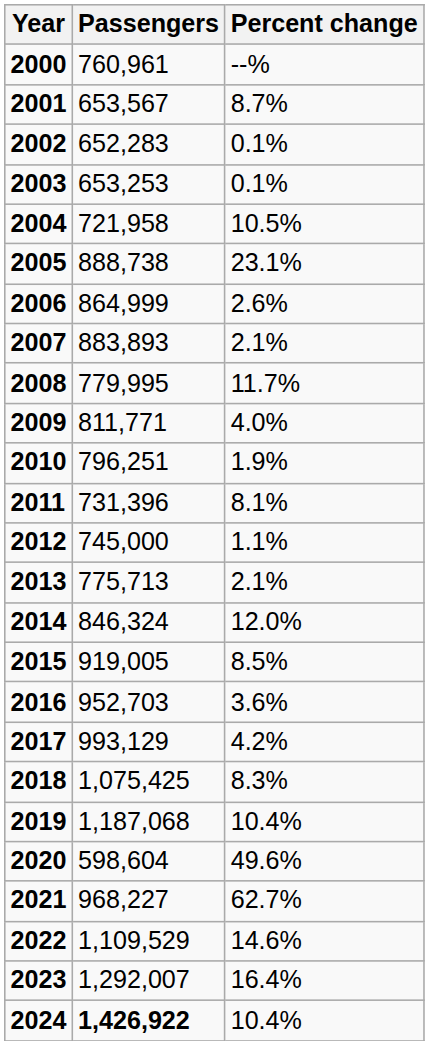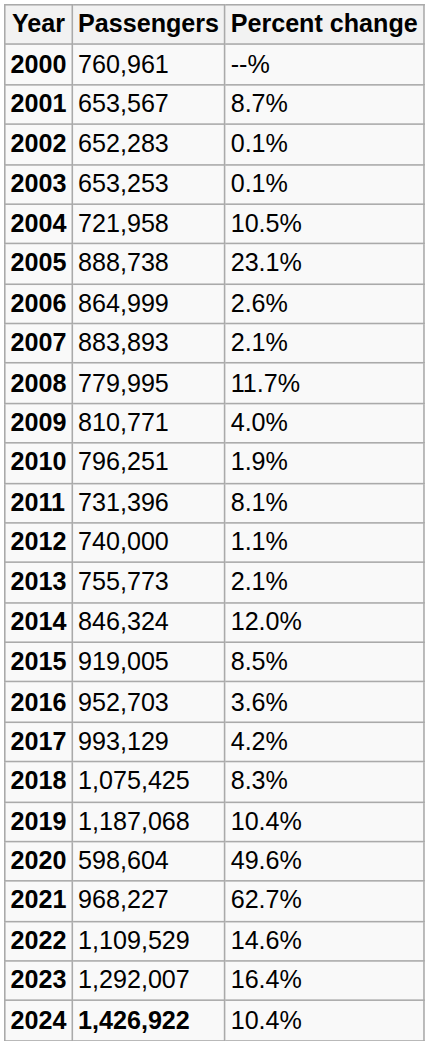(123, 422) 811,771 -> (123, 422) 810,771
(123, 542) 745,000 -> (123, 542) 740,000
(123, 582) 775,713 -> (123, 582) 755,773
